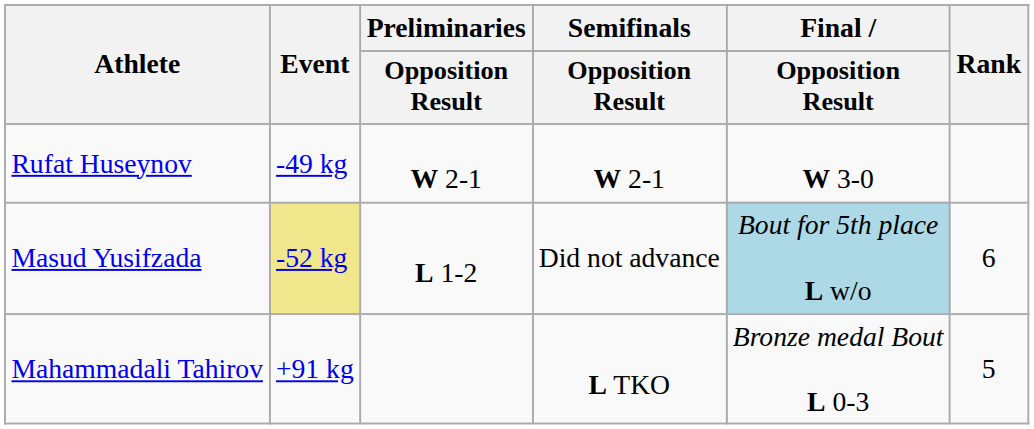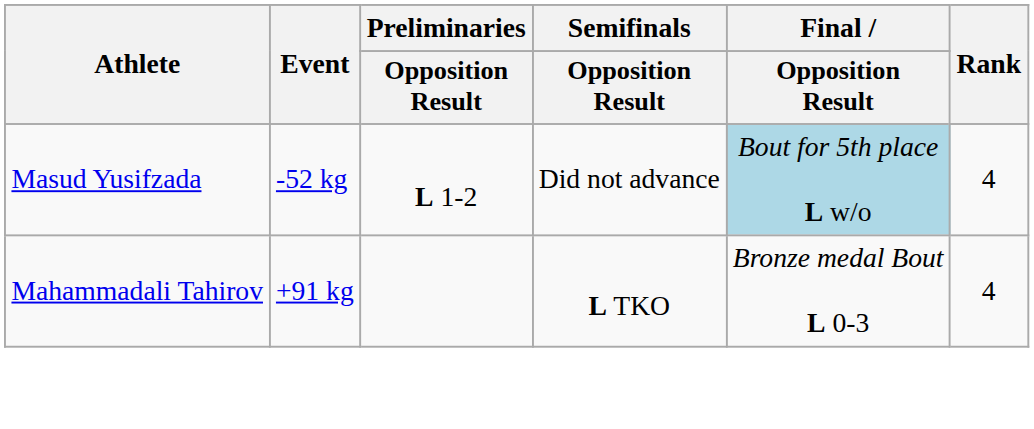- row: (102, 163)
(312, 258) khaki background -> (312, 179) no background
(989, 258) 6 -> (989, 179) 4
(989, 368) 5 -> (989, 290) 4
